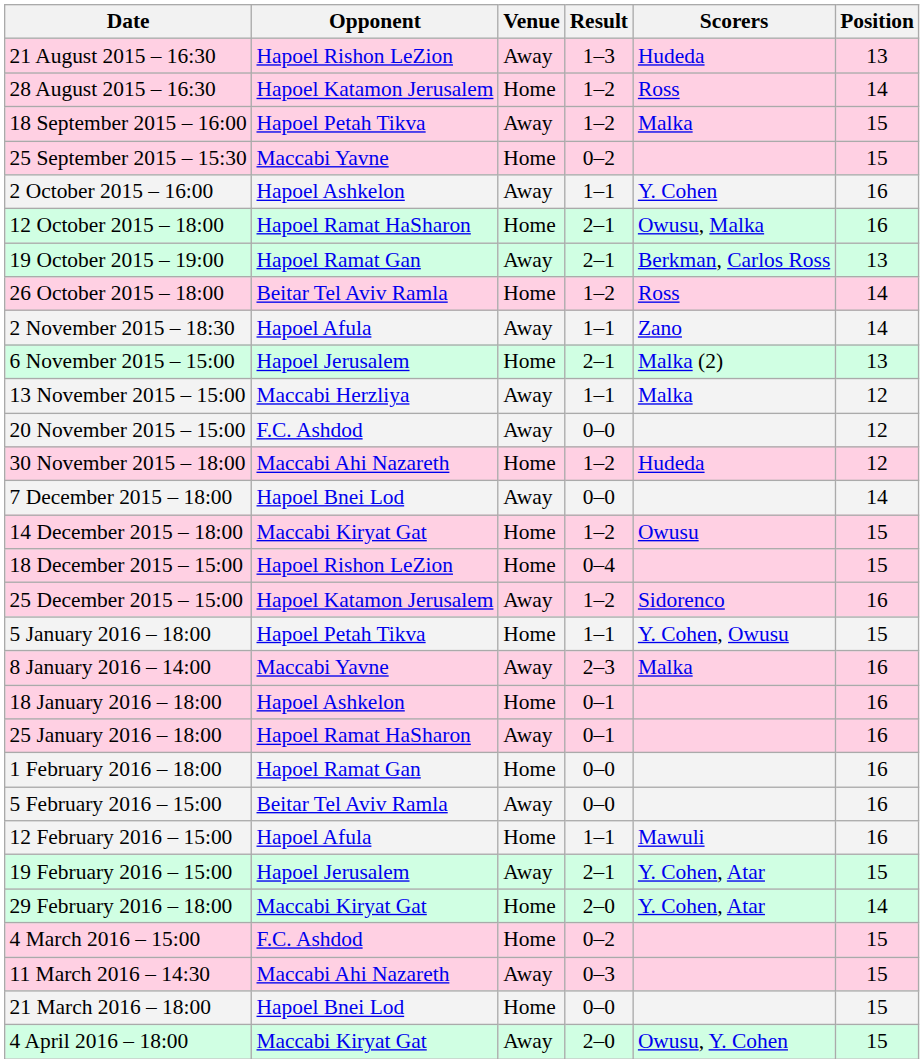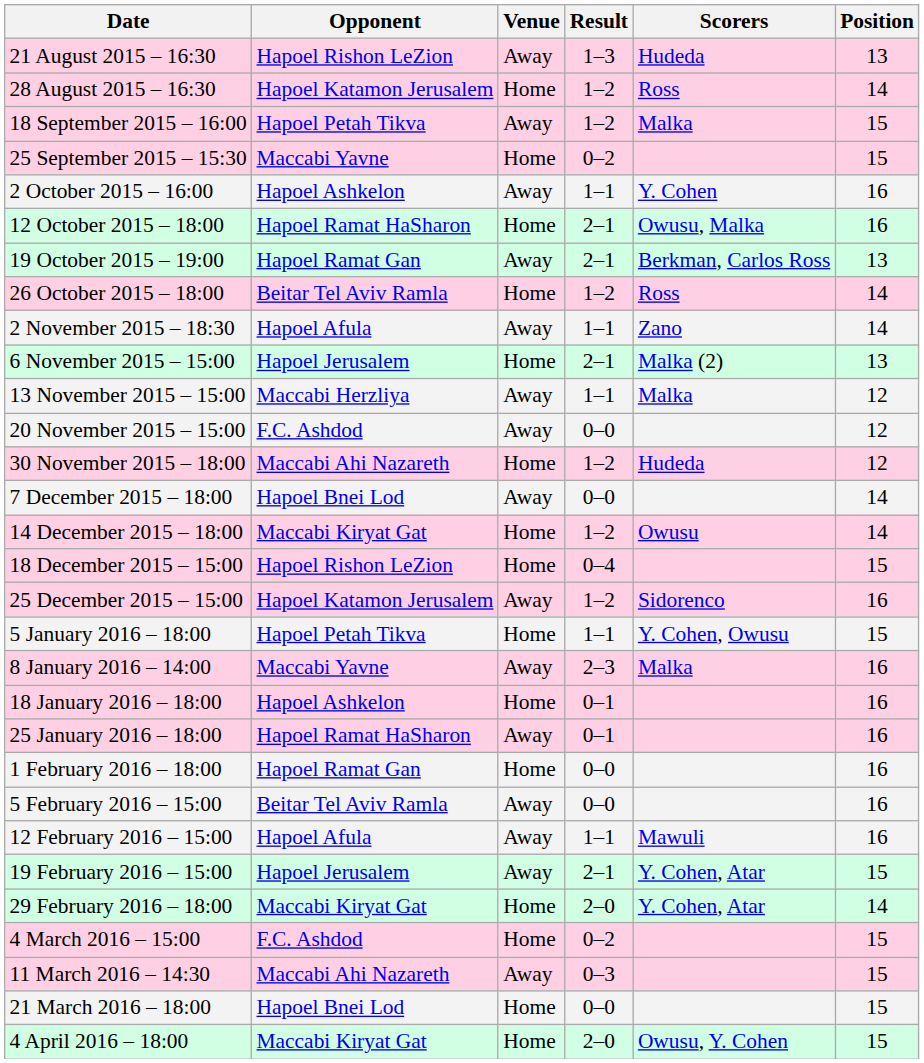(877, 531) 15 -> (877, 531) 14
(530, 837) Home -> (528, 837) Away
(528, 1041) Away -> (530, 1041) Home
